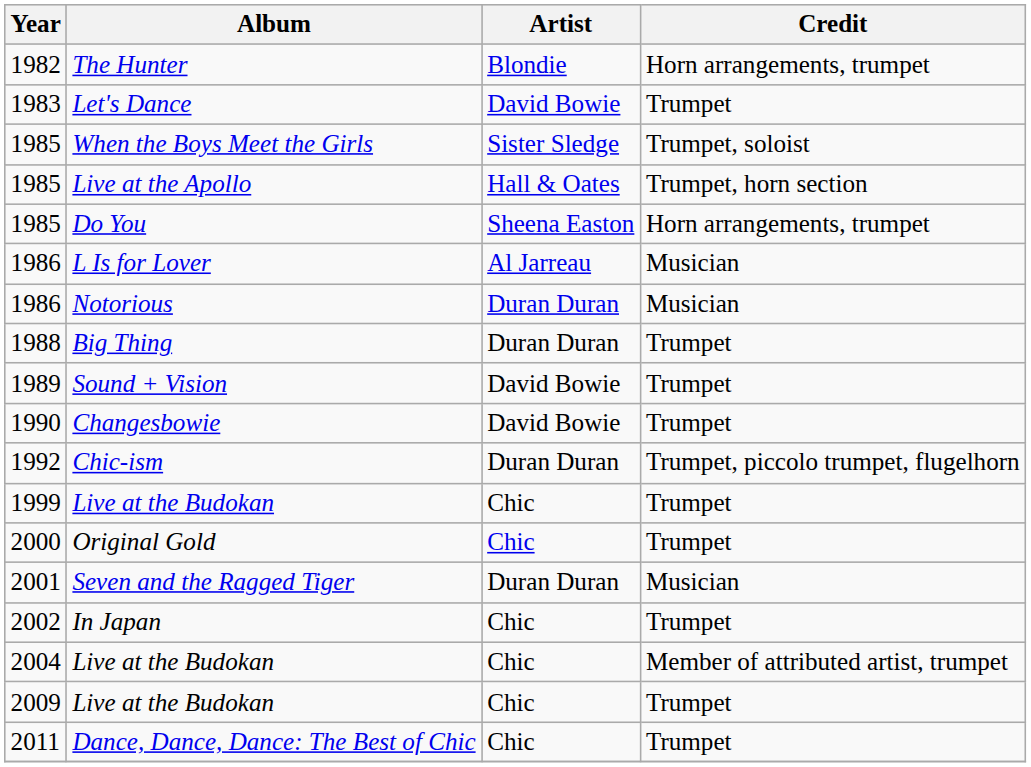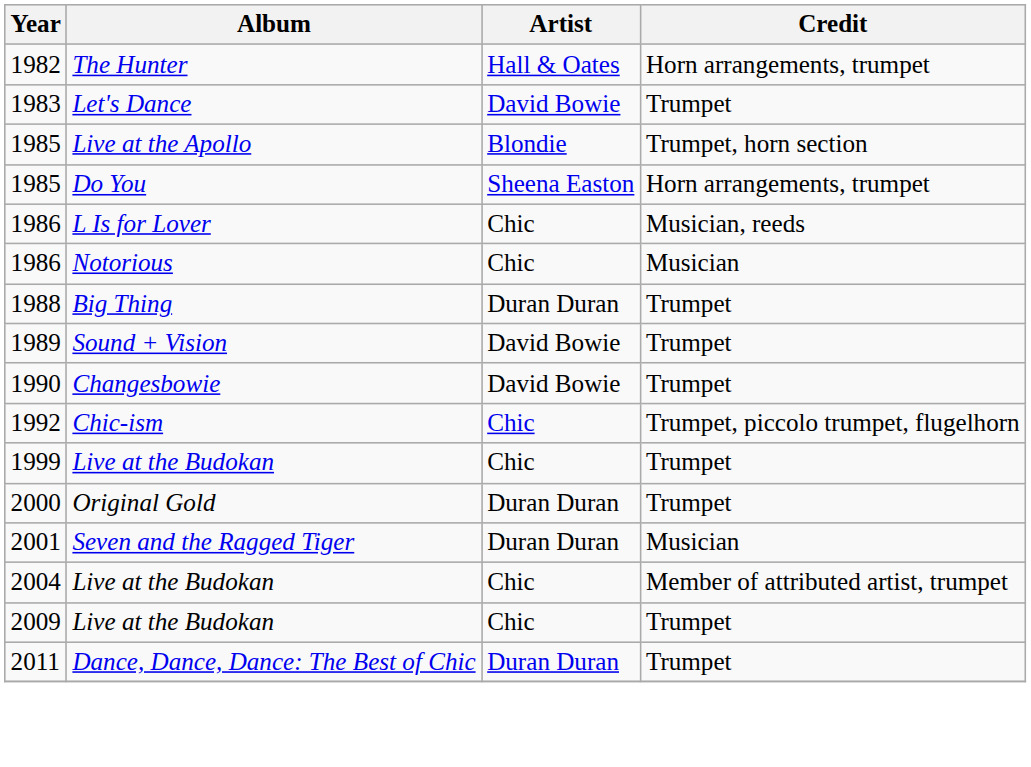(527, 64) Blondie -> (553, 64) Hall & Oates
- row: (36, 143)
(553, 183) Hall & Oates -> (527, 143) Blondie
(539, 263) Al Jarreau -> (511, 223) Chic
(693, 263) Musician -> (725, 223) Musician, reeds
(553, 303) Duran Duran -> (511, 263) Chic
(553, 462) Duran Duran -> (511, 422) Chic
(511, 542) Chic -> (553, 502) Duran Duran
- row: (36, 622)
(511, 741) Chic -> (553, 661) Duran Duran
